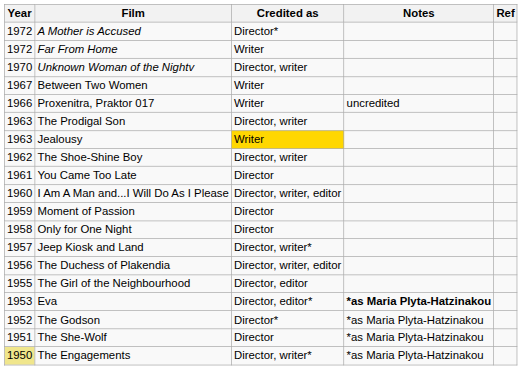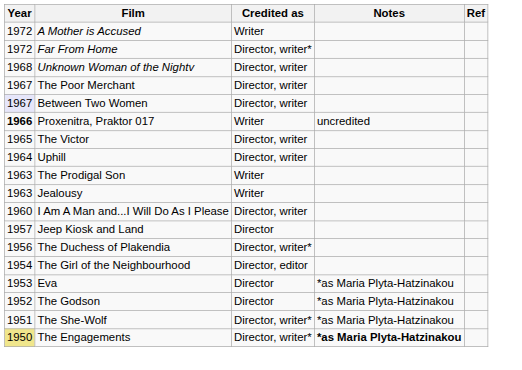(256, 31) Director* -> (249, 31) Writer
(249, 49) Writer -> (273, 49) Director, writer*
(20, 67) 1970 -> (20, 67) 1968
+ row: (86, 85)
(20, 85) no background -> (20, 103) lavender background
(249, 85) Writer -> (271, 103) Director, writer
(20, 103) normal -> (20, 121) bold
+ row: (63, 139)
+ row: (52, 157)
(271, 121) Director, writer -> (249, 175) Writer
(249, 139) gold background -> (249, 193) no background
- row: (90, 157)
- row: (87, 175)
(288, 193) Director, writer, editor -> (271, 211) Director, writer
- row: (86, 211)
- row: (85, 229)
(273, 247) Director, writer* -> (254, 229) Director
(288, 265) Director, writer, editor -> (273, 247) Director, writer*
(20, 283) 1955 -> (20, 265) 1954
(273, 301) Director, editor* -> (254, 283) Director
(419, 301) bold -> (385, 283) normal
(256, 319) Director* -> (254, 301) Director
(254, 337) Director -> (273, 319) Director, writer*
(415, 355) normal -> (389, 337) bold
